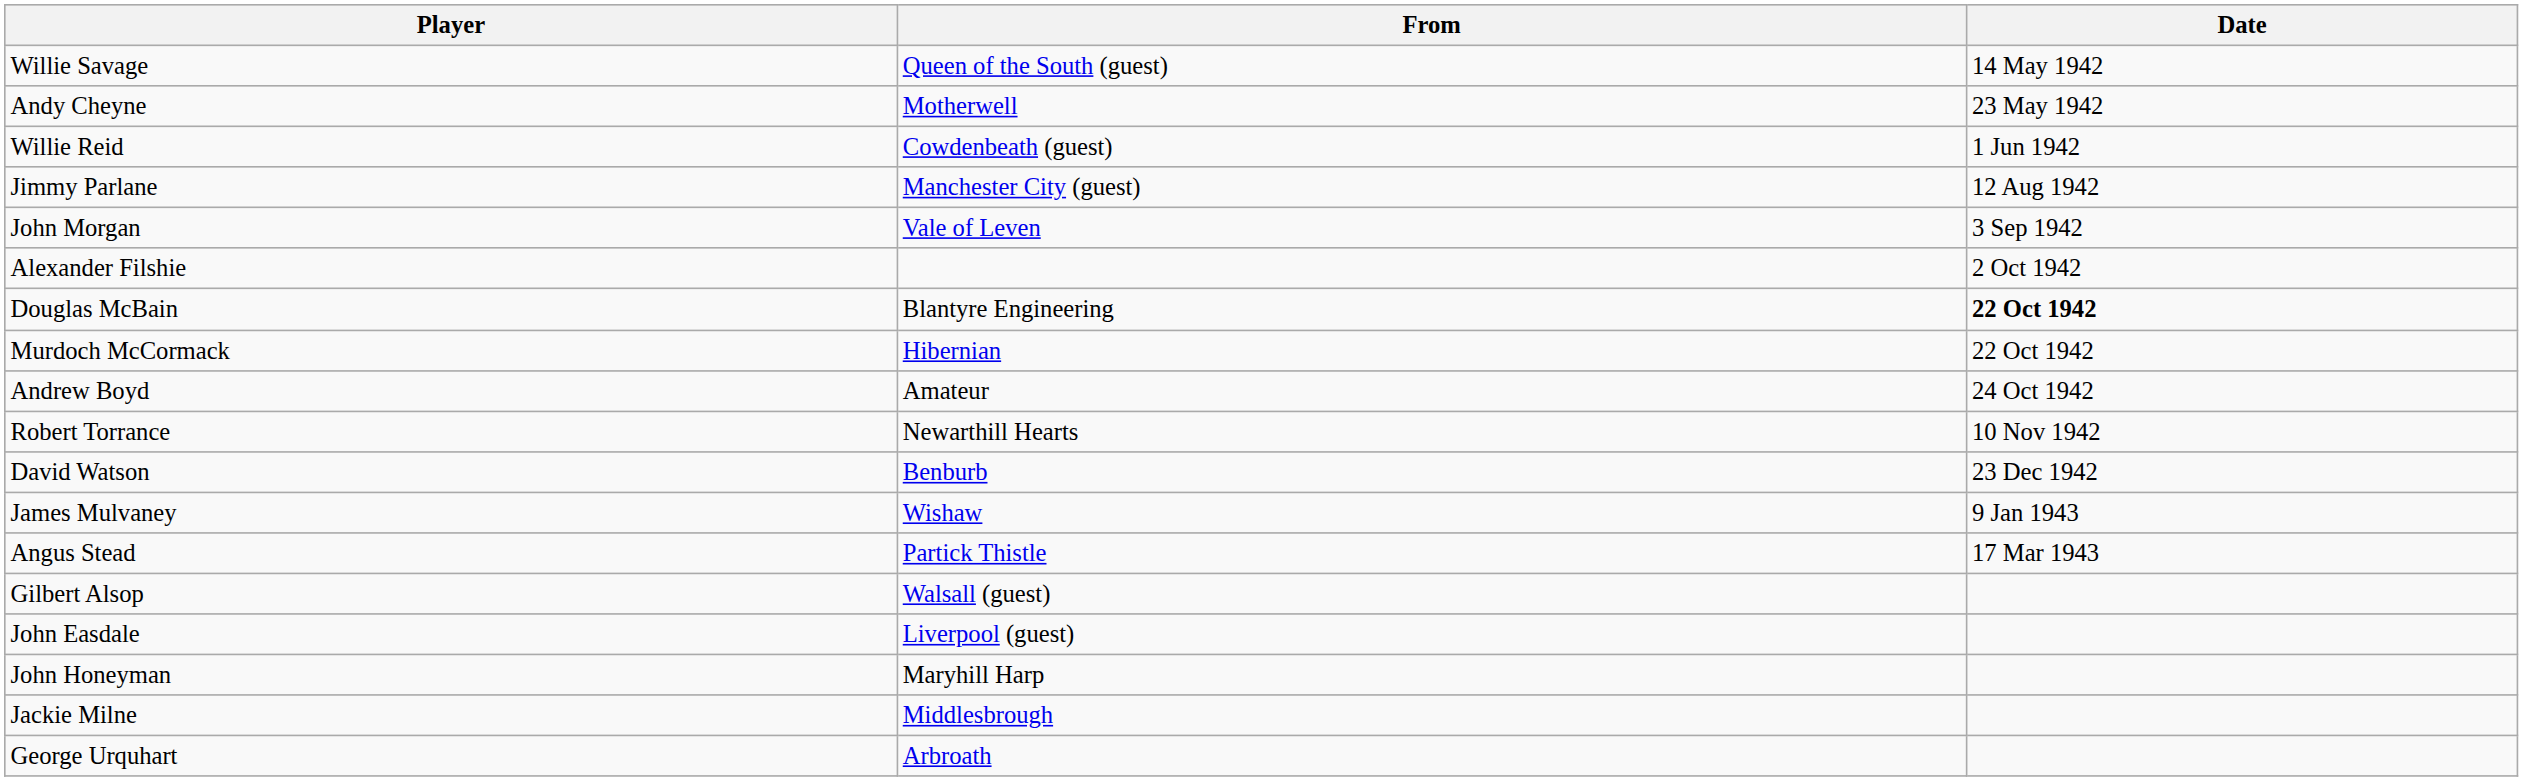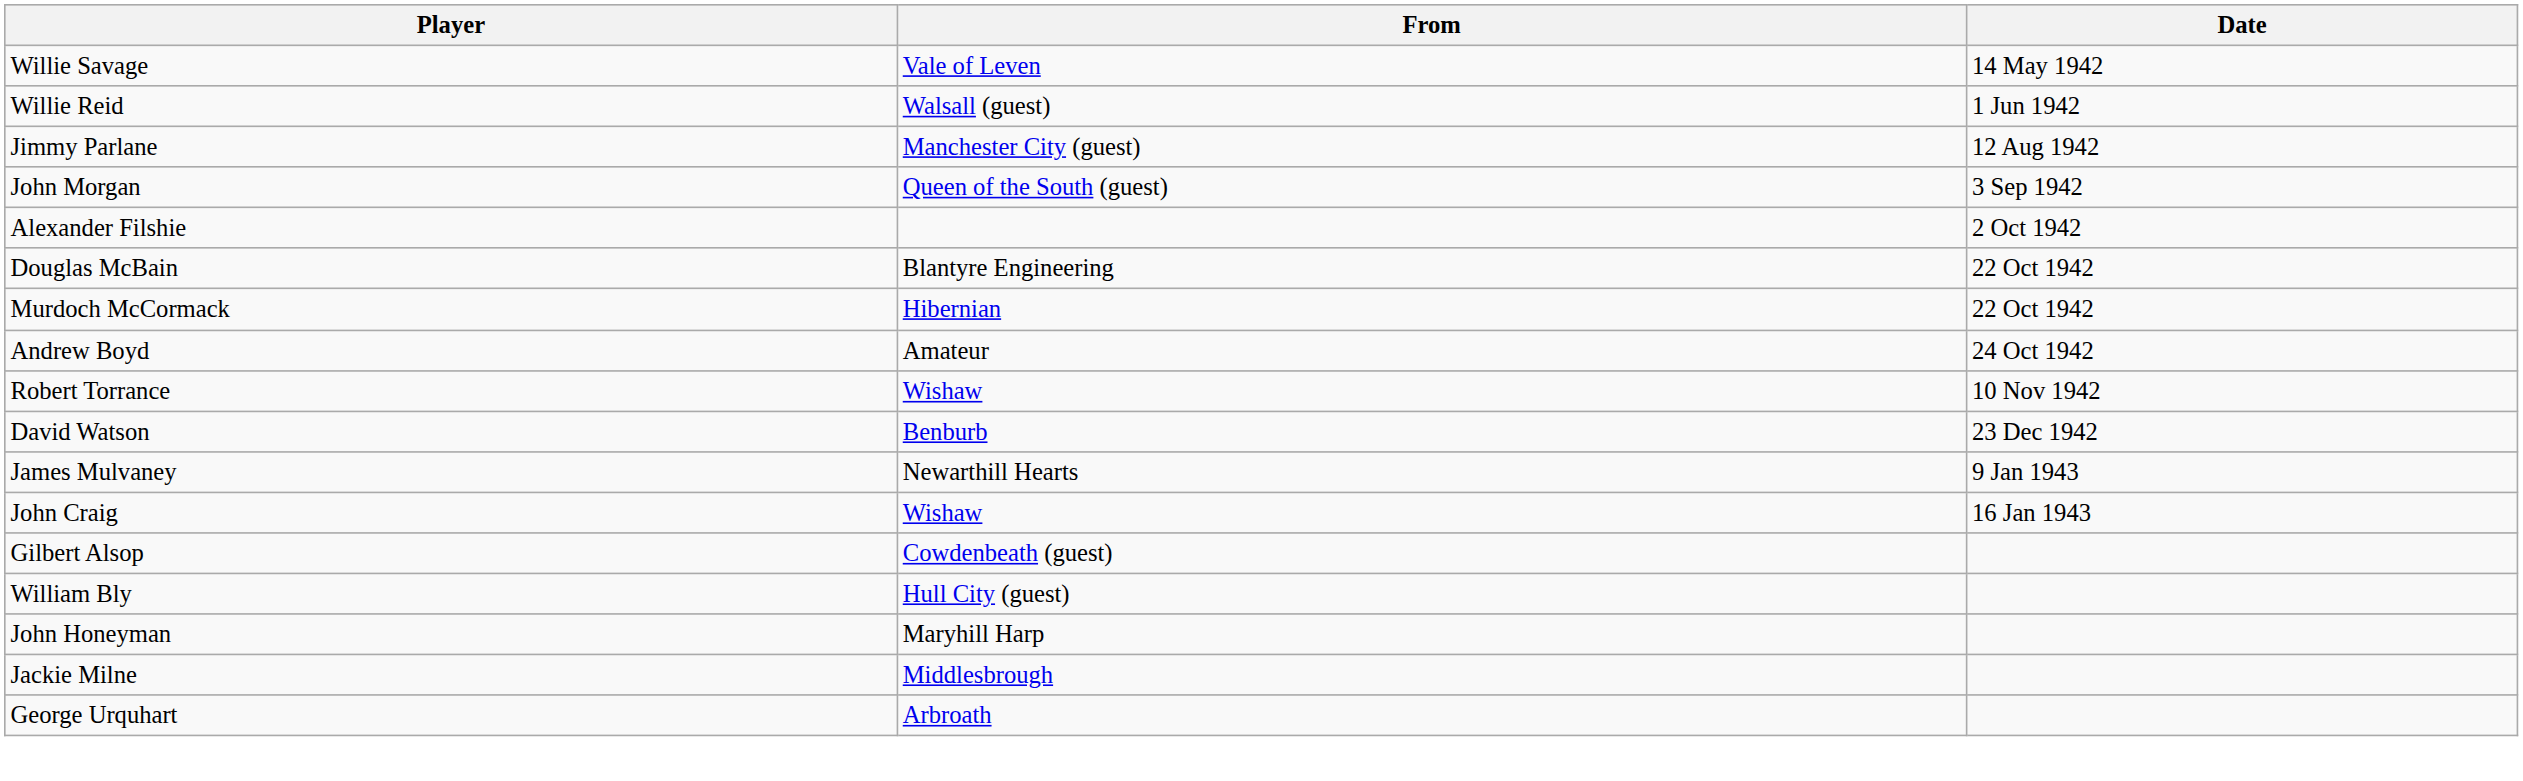(1035, 65) Queen of the South (guest) -> (972, 65) Vale of Leven
- row: (79, 106)
(1008, 146) Cowdenbeath (guest) -> (977, 106) Walsall (guest)
(972, 227) Vale of Leven -> (1035, 187) Queen of the South (guest)
(2034, 309) bold -> (2033, 268) normal
(991, 431) Newarthill Hearts -> (943, 390) Wishaw
(943, 512) Wishaw -> (991, 471) Newarthill Hearts
+ row: (64, 512)
- row: (73, 552)
(977, 593) Walsall (guest) -> (1008, 552) Cowdenbeath (guest)
+ row: (71, 593)
- row: (75, 634)
